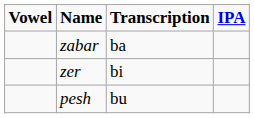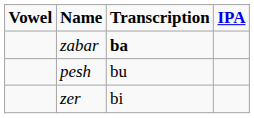(118, 44) normal -> (119, 44) bold
rows swapped: (70, 71) <-> (75, 98)
